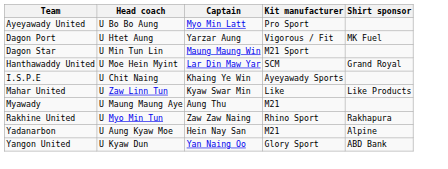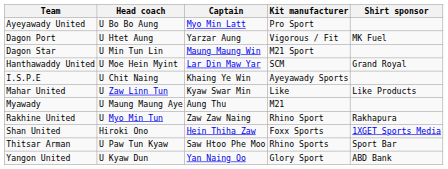+ row: (33, 131)
+ row: (38, 144)
- row: (31, 131)
